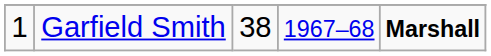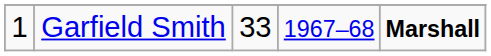(255, 27) 38 -> (255, 27) 33
